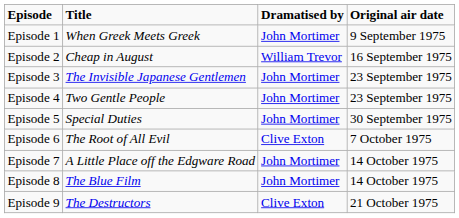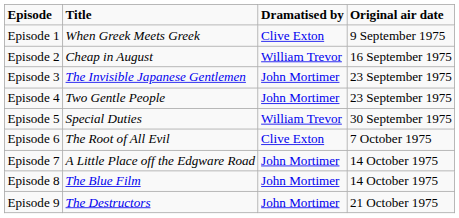(300, 35) John Mortimer -> (293, 35) Clive Exton
(300, 118) John Mortimer -> (301, 118) William Trevor
(293, 202) Clive Exton -> (300, 202) John Mortimer
